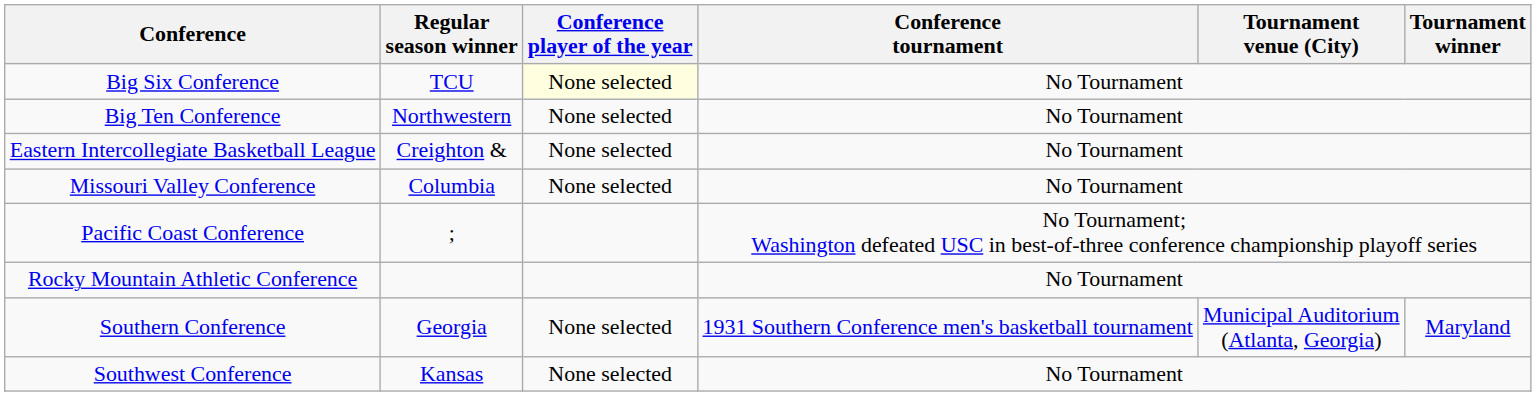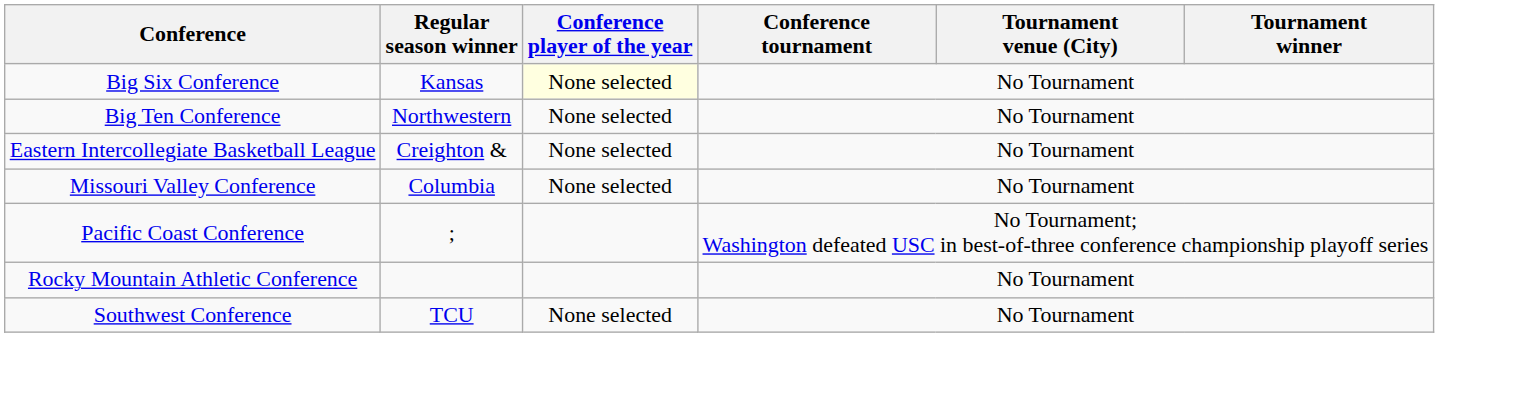(452, 81) TCU -> (452, 81) Kansas
- row: (193, 326)
(452, 373) Kansas -> (452, 314) TCU
